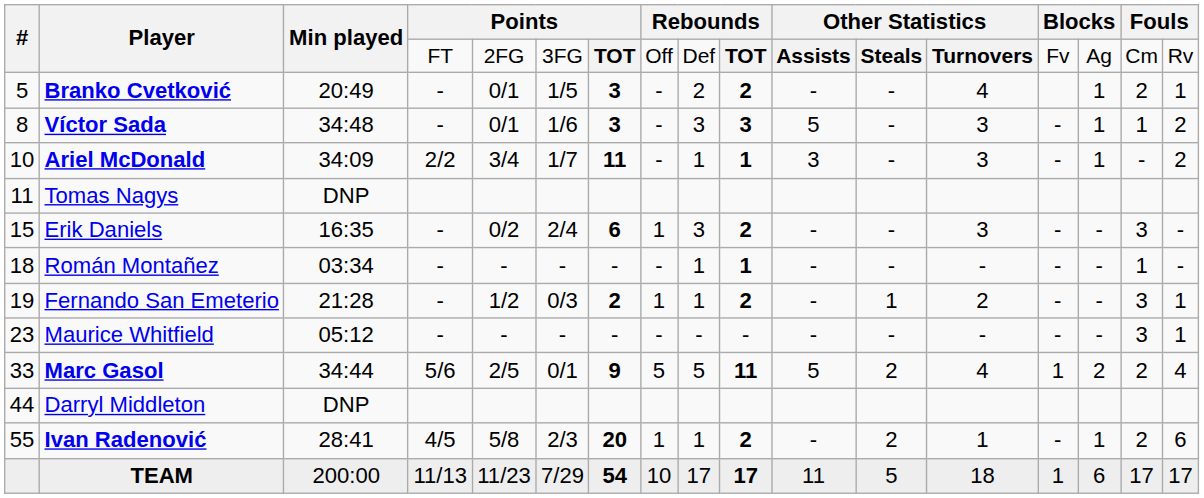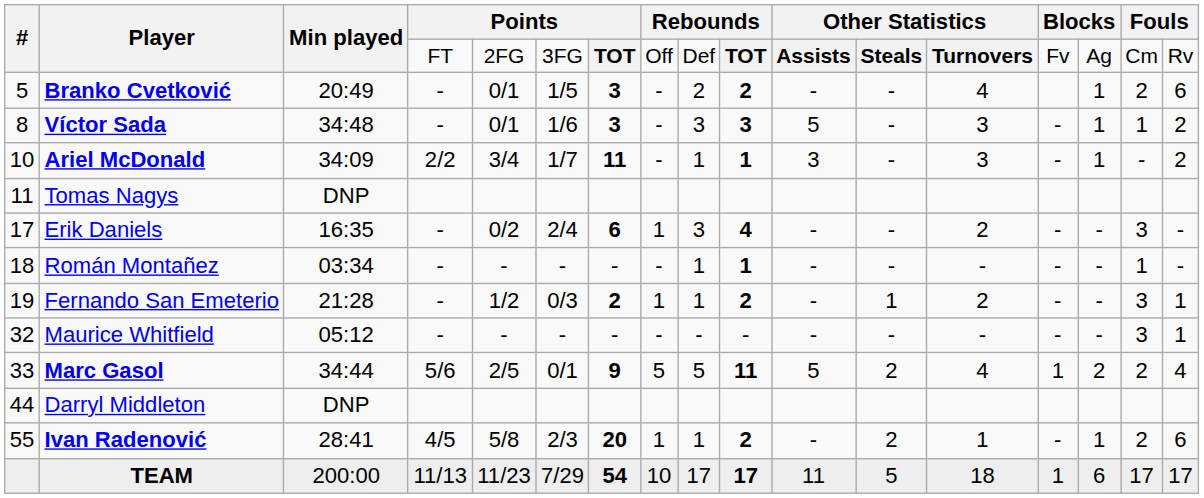(1180, 90) 1 -> (1180, 90) 6
(22, 230) 15 -> (22, 230) 17
(746, 230) 2 -> (746, 230) 4
(983, 230) 3 -> (983, 230) 2
(22, 335) 23 -> (22, 335) 32
